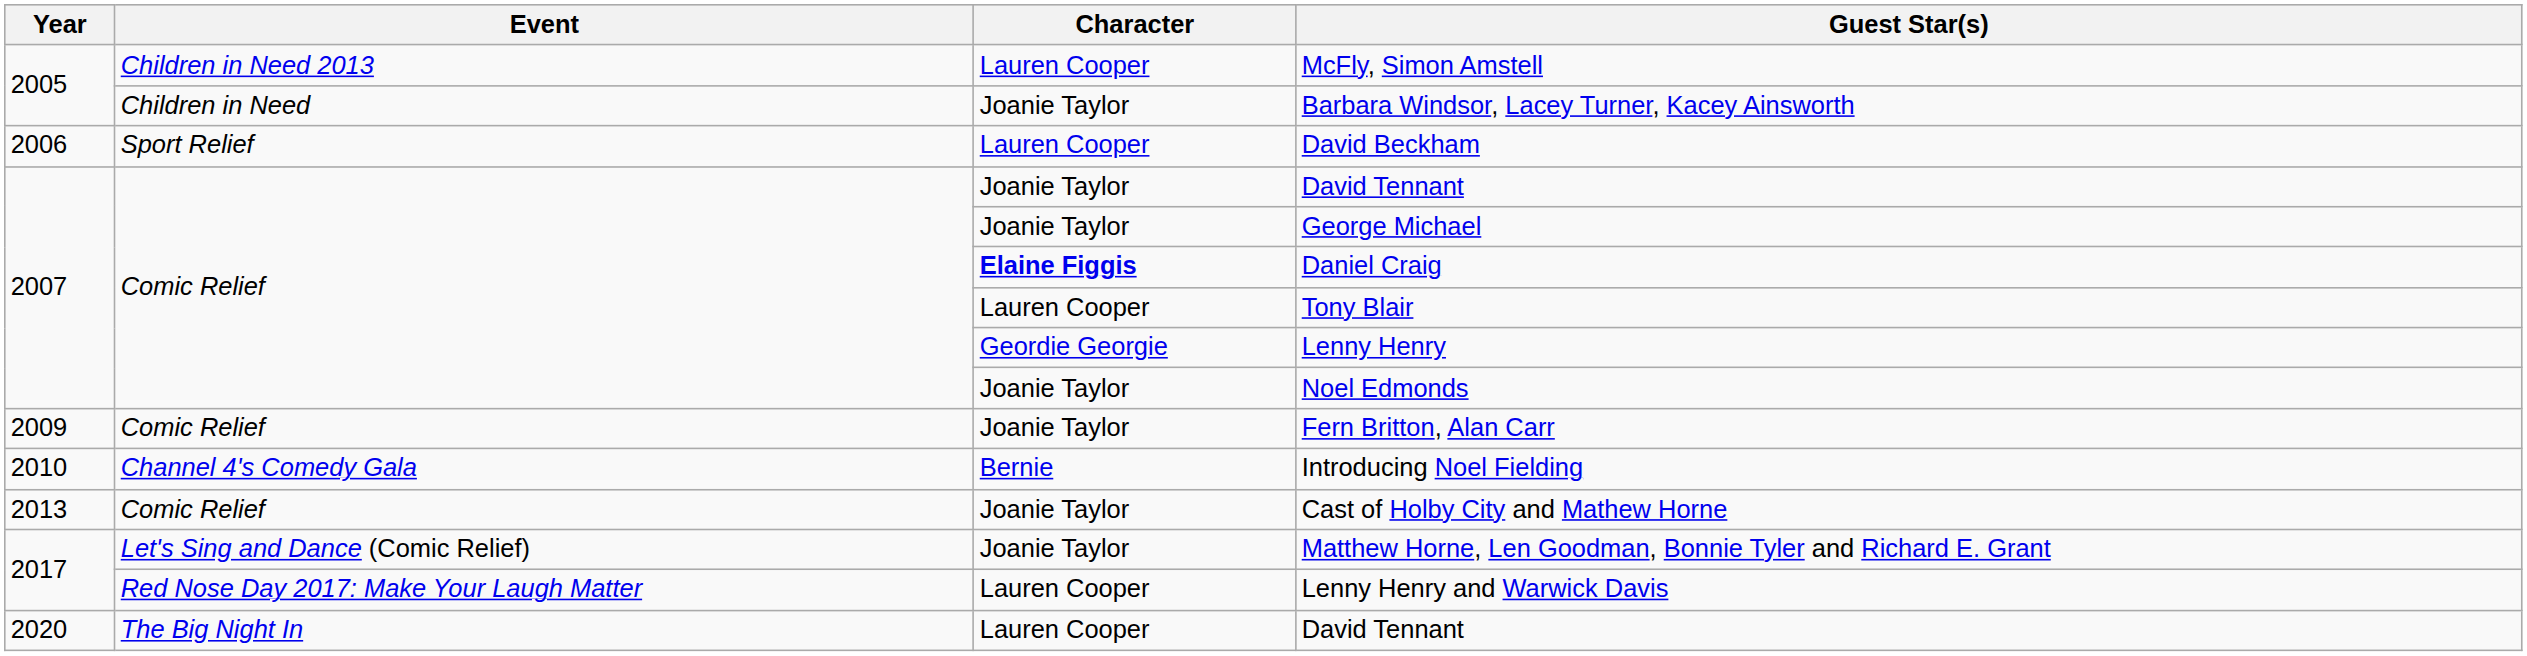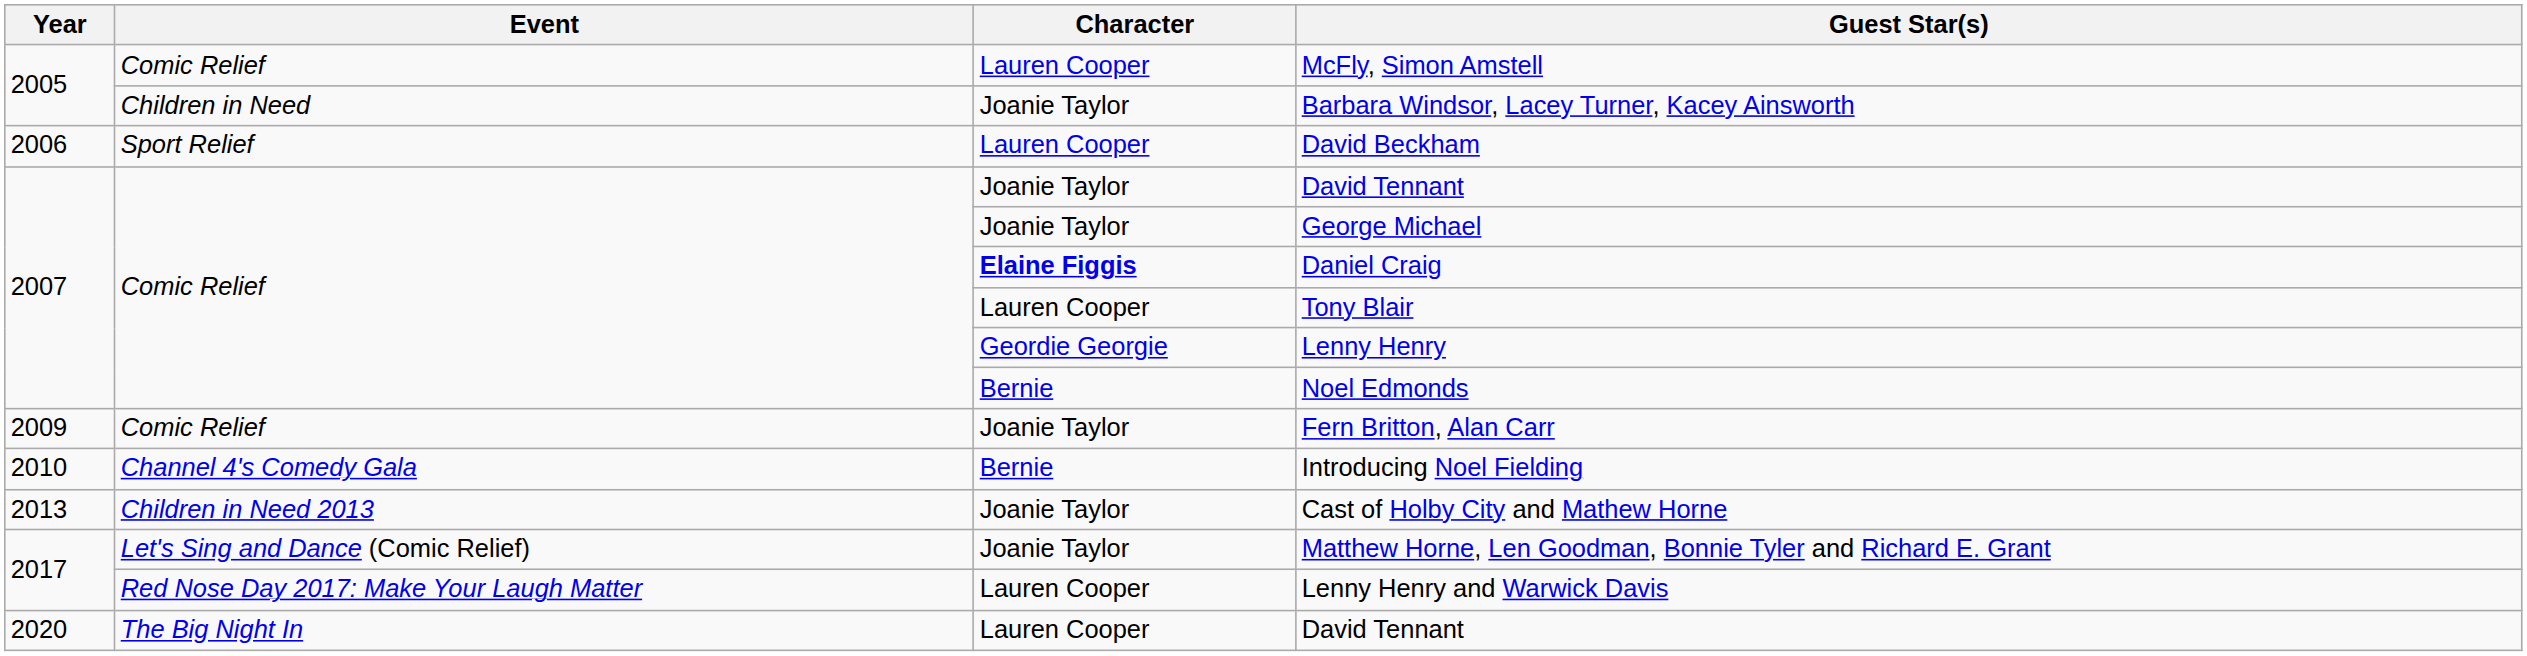(247, 65) Children in Need 2013 -> (193, 65) Comic Relief
(1054, 387) Joanie Taylor -> (1017, 387) Bernie
(193, 508) Comic Relief -> (247, 508) Children in Need 2013
